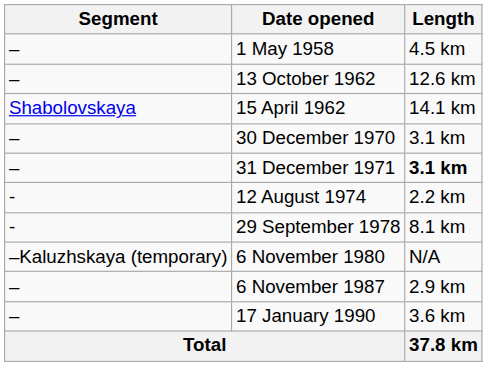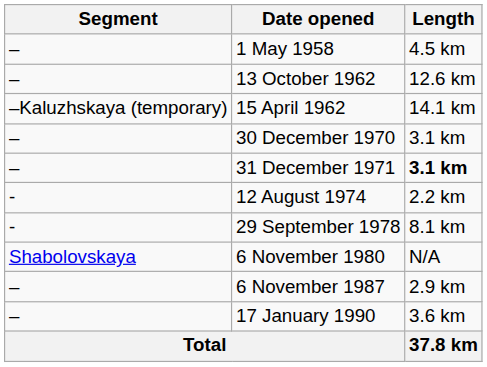(72, 108) Shabolovskaya -> (118, 108) –Kaluzhskaya (temporary)
(118, 256) –Kaluzhskaya (temporary) -> (72, 256) Shabolovskaya
